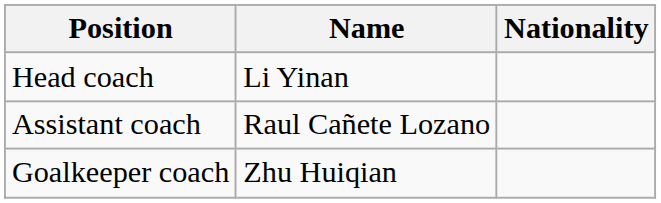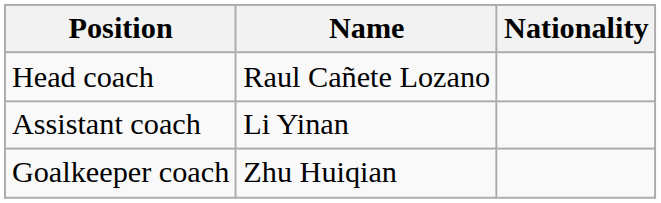(296, 76) Li Yinan -> (367, 76) Raul Cañete Lozano
(367, 124) Raul Cañete Lozano -> (296, 124) Li Yinan
